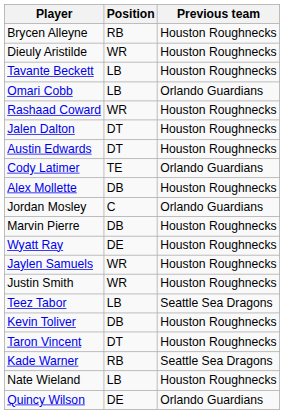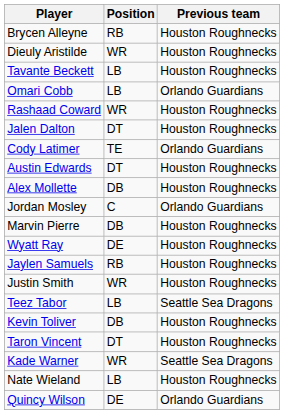rows swapped: (49, 149) <-> (43, 168)
(117, 264) WR -> (115, 264) RB
(115, 361) RB -> (117, 361) WR
